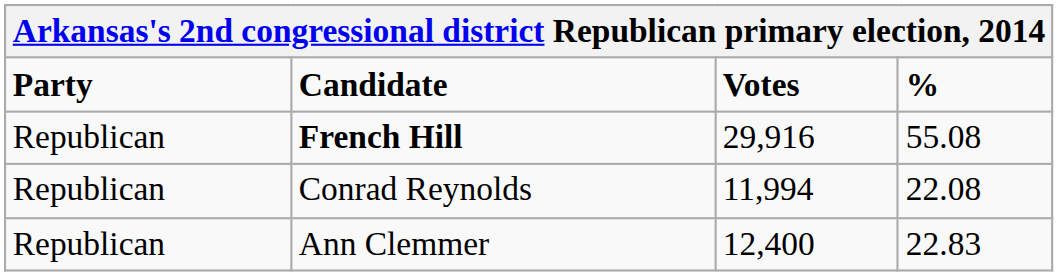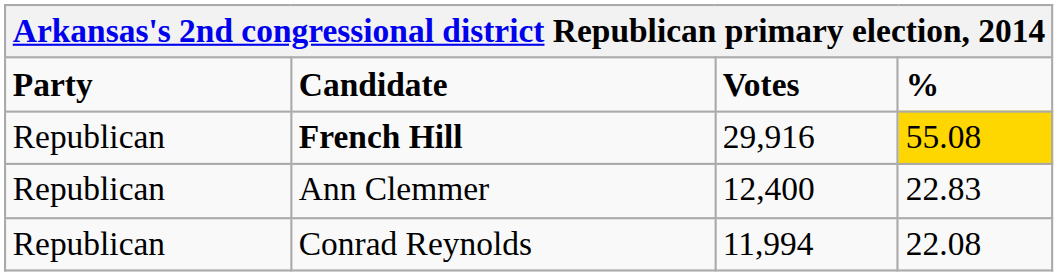(943, 137) no background -> (943, 137) gold background
rows swapped: (394, 243) <-> (415, 190)
